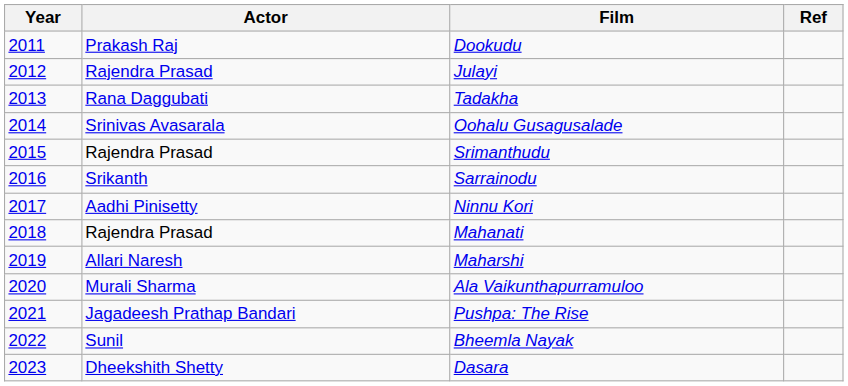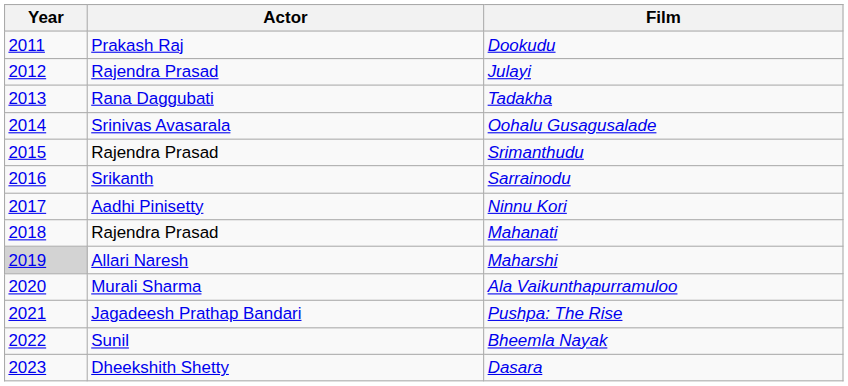- column: (813, 17)
(27, 260) no background -> (27, 260) lightgrey background
